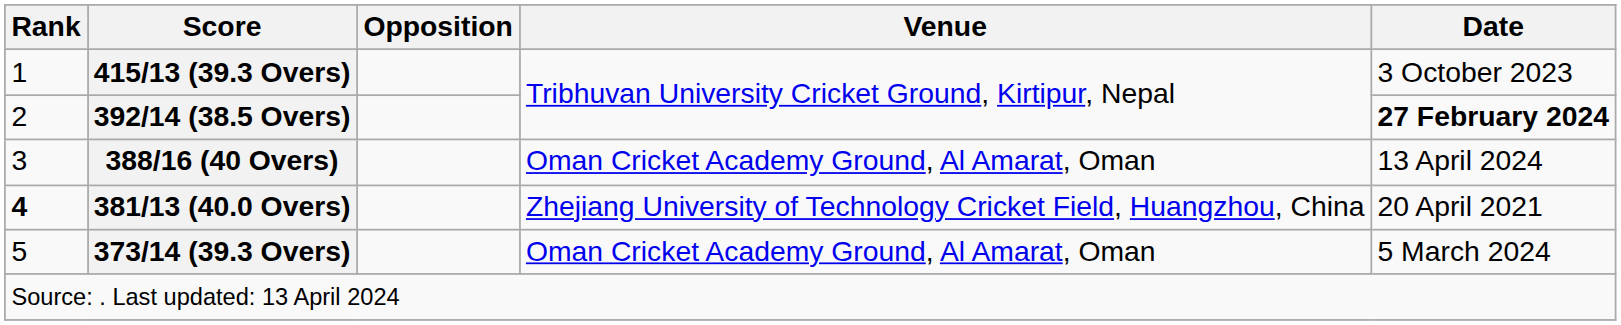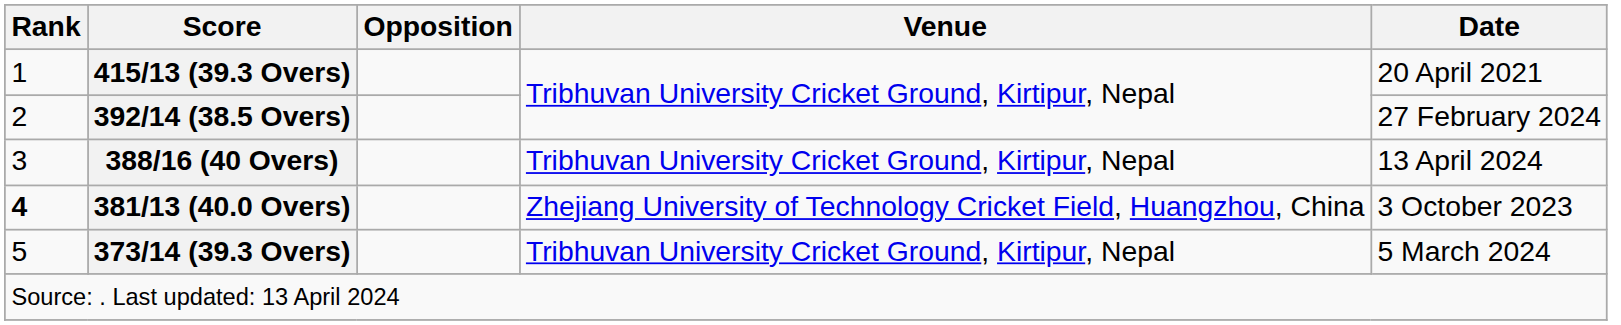(1475, 71) 3 October 2023 -> (1460, 71) 20 April 2021
(1493, 116) bold -> (1489, 116) normal
(841, 161) Oman Cricket Academy Ground, Al Amarat, Oman -> (850, 161) Tribhuvan University Cricket Ground, Kirtipur, Nepal
(1460, 206) 20 April 2021 -> (1475, 206) 3 October 2023
(841, 251) Oman Cricket Academy Ground, Al Amarat, Oman -> (850, 251) Tribhuvan University Cricket Ground, Kirtipur, Nepal
